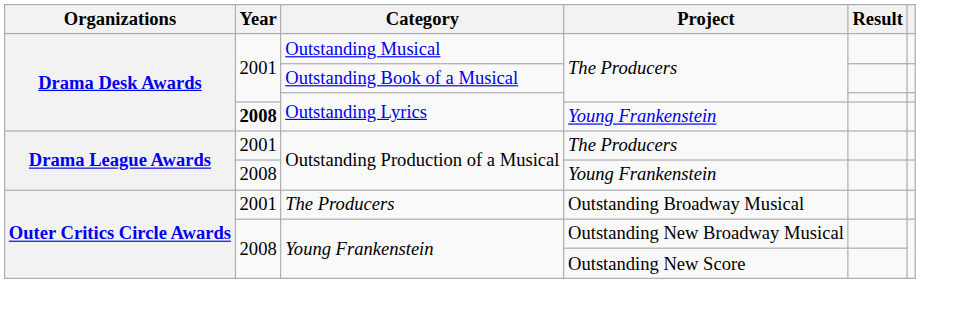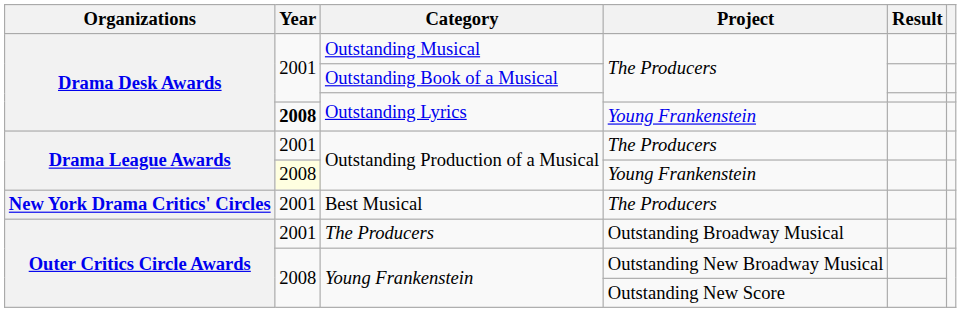(258, 174) no background -> (298, 174) lightyellow background
+ row: (374, 204)
